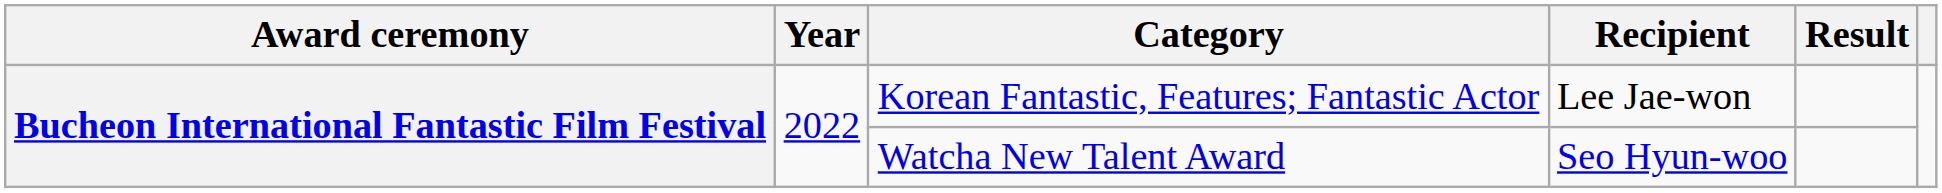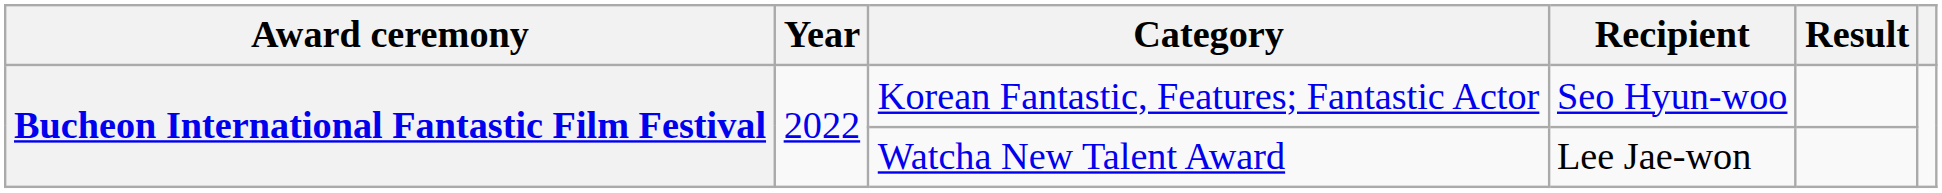(1654, 95) Lee Jae-won -> (1672, 95) Seo Hyun-woo
(1672, 156) Seo Hyun-woo -> (1654, 156) Lee Jae-won
